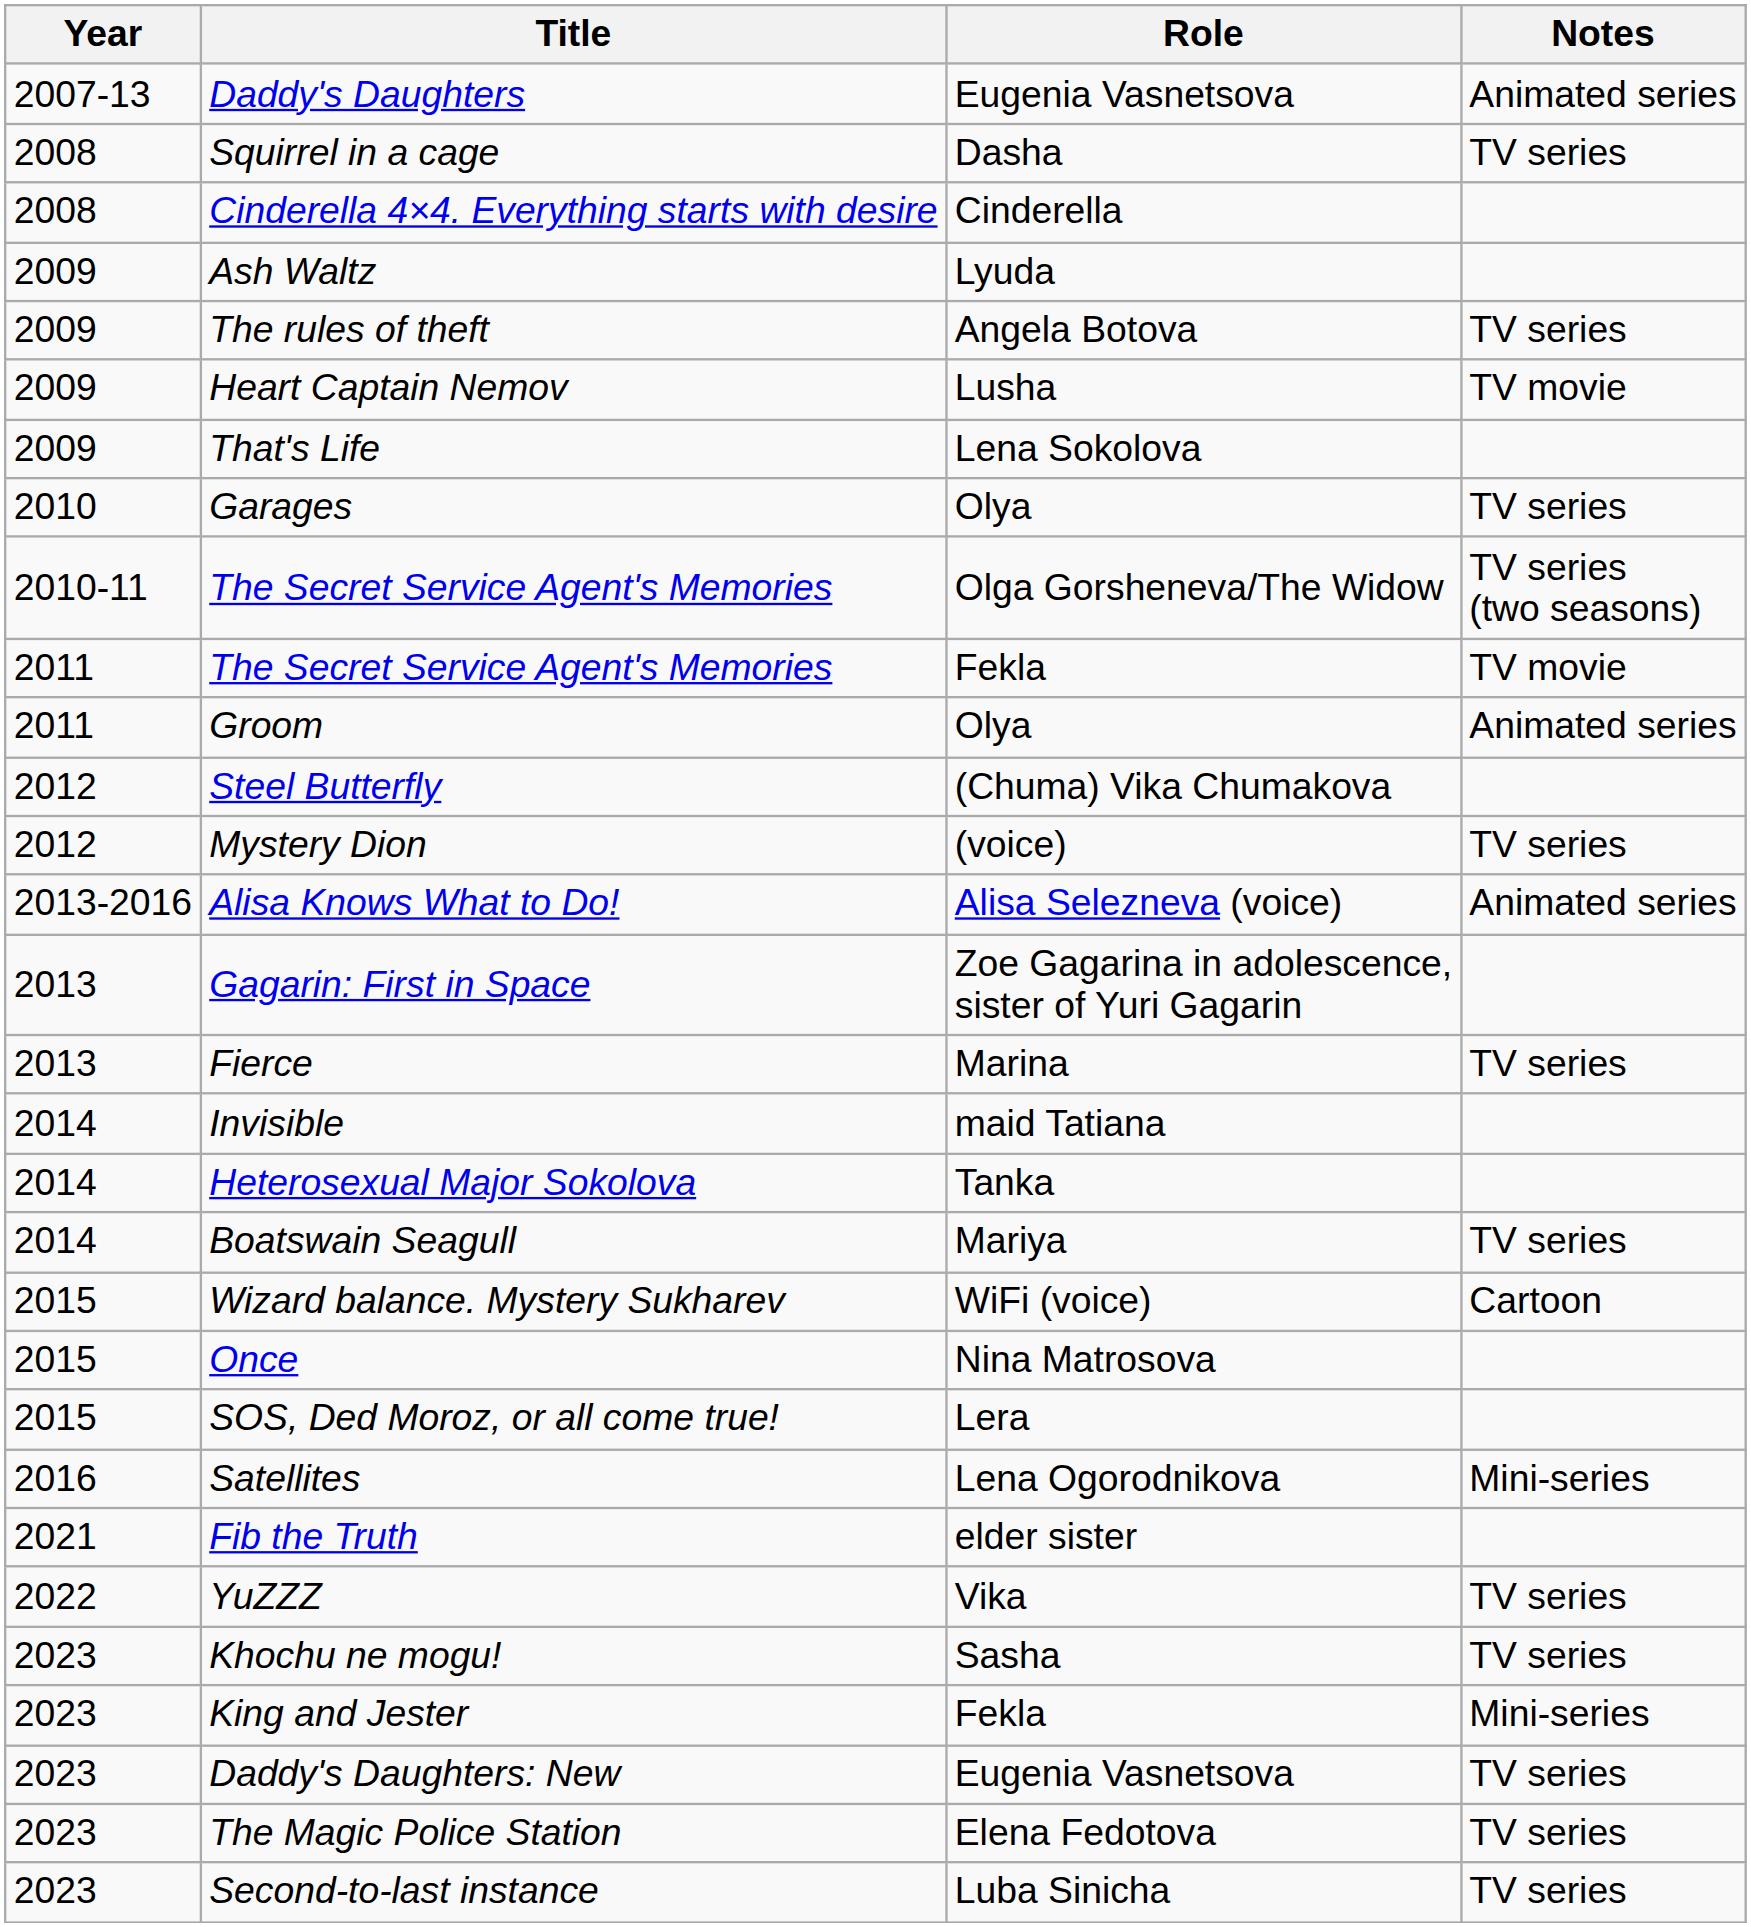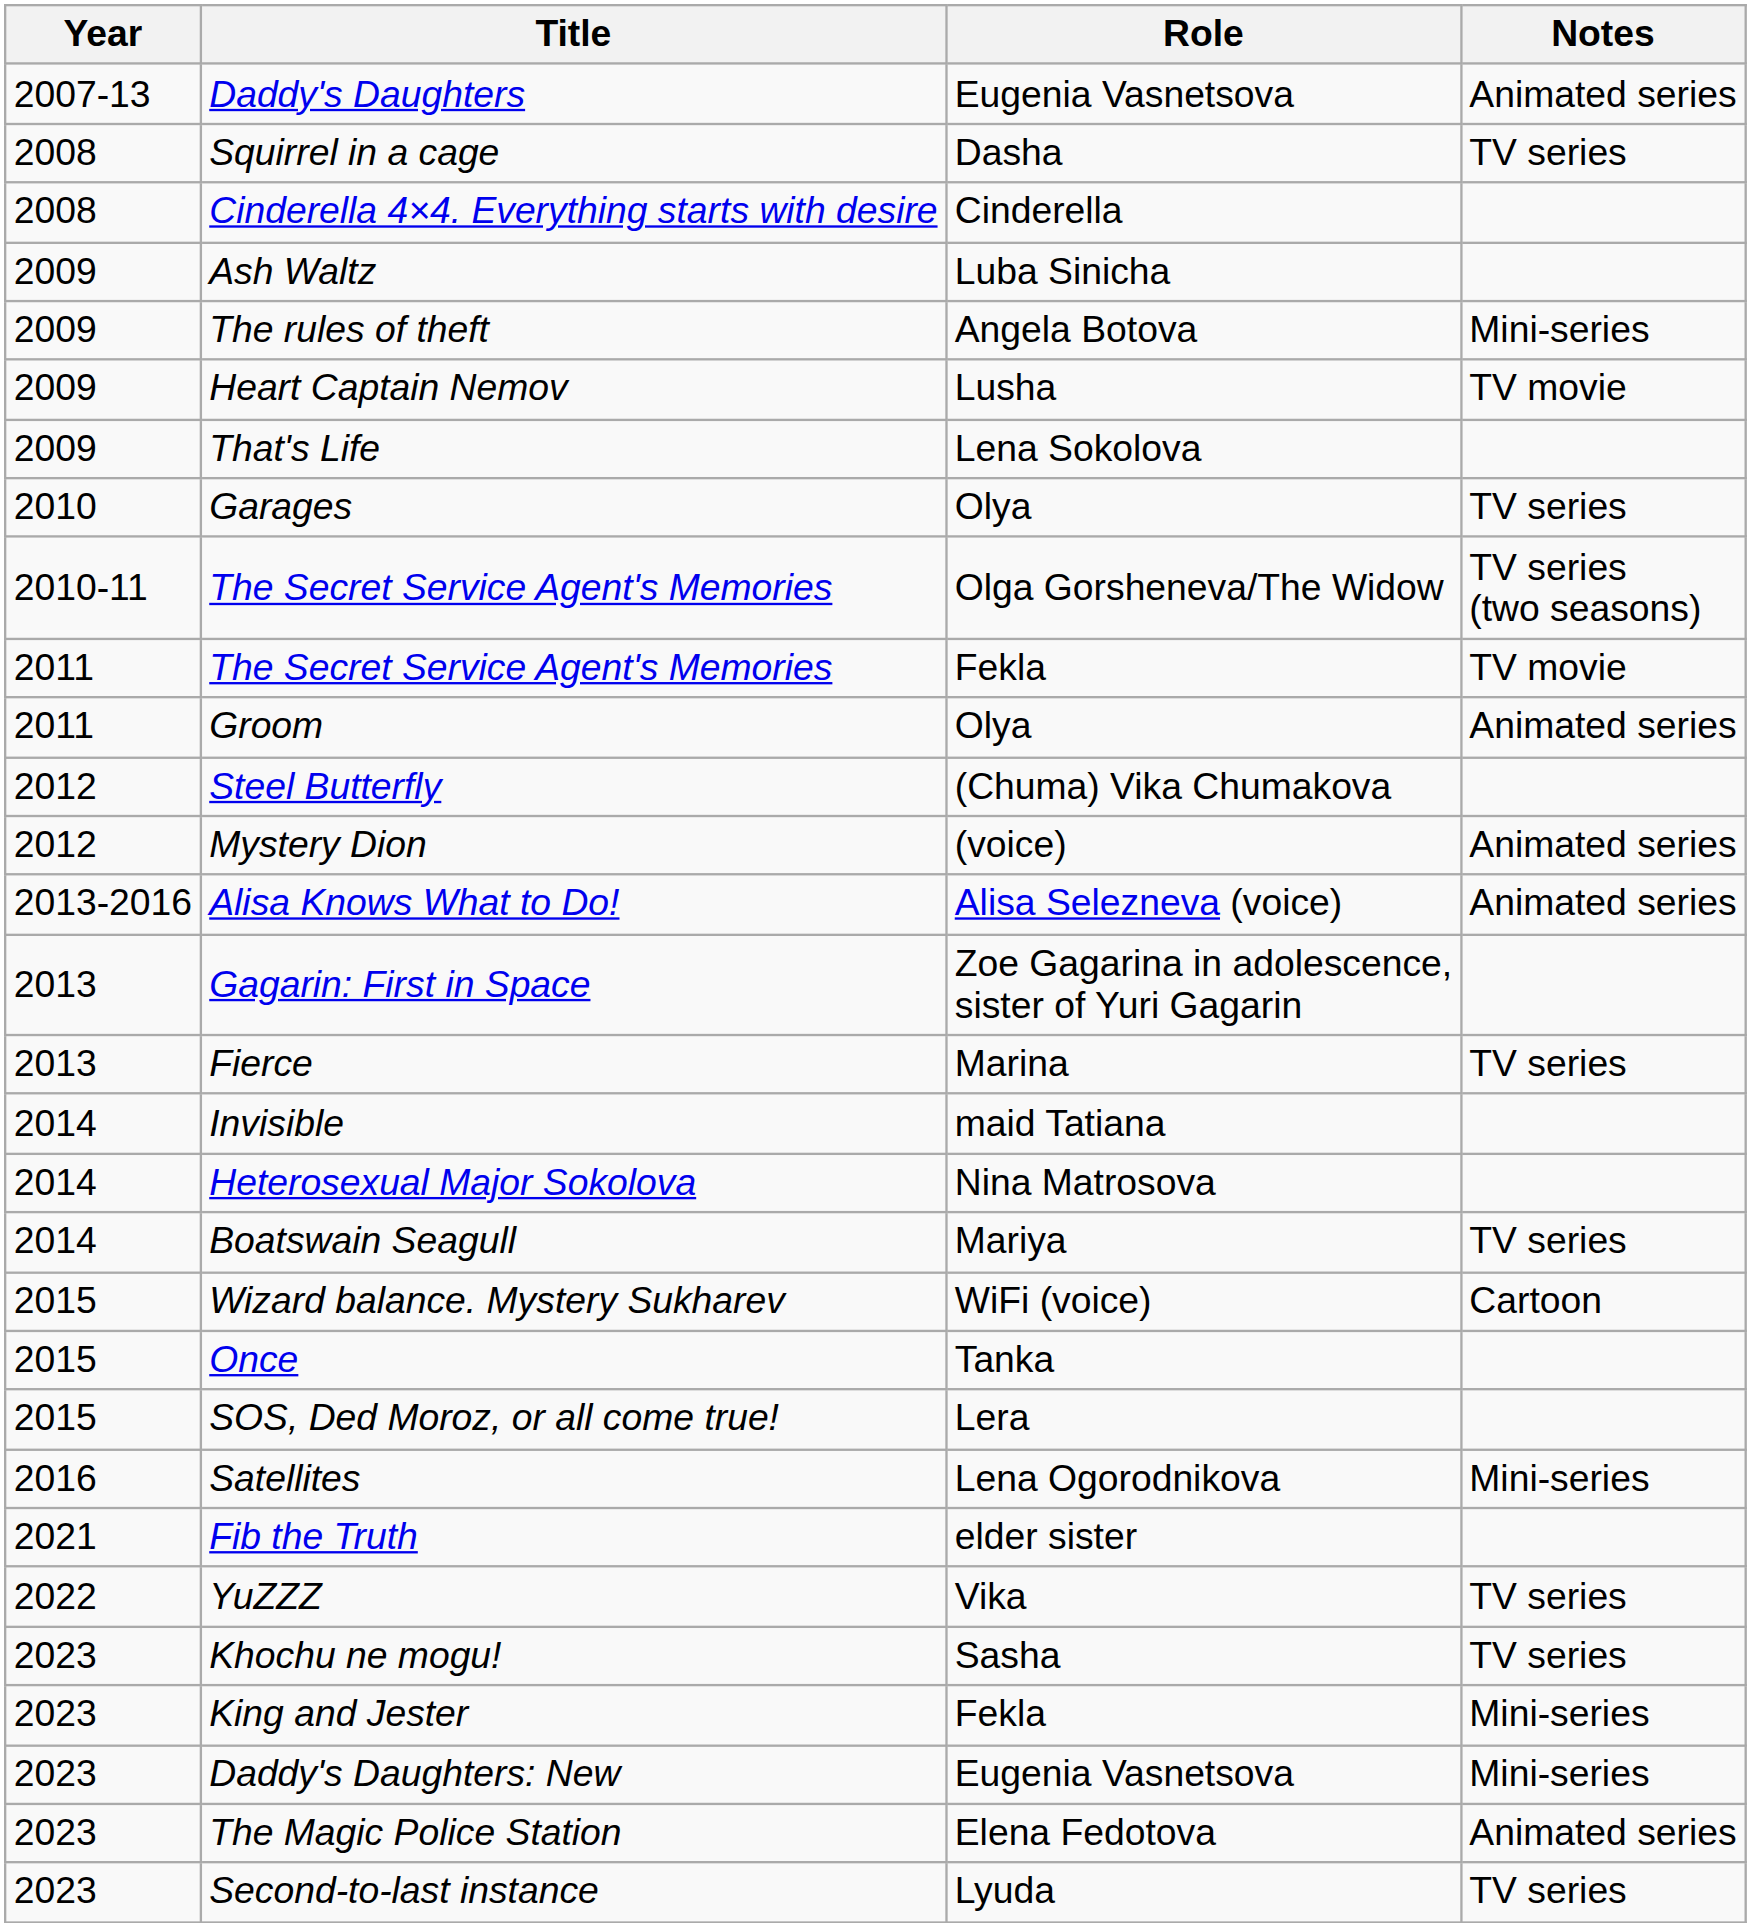(1005, 270) Lyuda -> (1063, 270) Luba Sinicha
(1548, 329) TV series -> (1559, 329) Mini-series
(1548, 844) TV series -> (1603, 844) Animated series
(1004, 1182) Tanka -> (1085, 1182) Nina Matrosova
(1085, 1359) Nina Matrosova -> (1004, 1359) Tanka
(1548, 1773) TV series -> (1559, 1773) Mini-series
(1548, 1832) TV series -> (1603, 1832) Animated series
(1063, 1891) Luba Sinicha -> (1005, 1891) Lyuda
